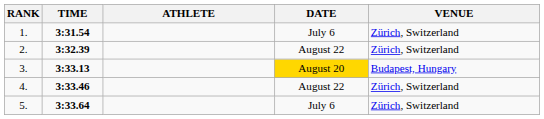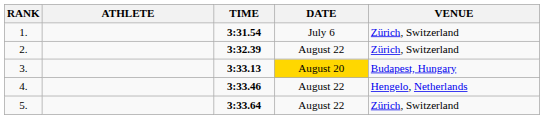columns swapped: (189, 14) <-> (73, 14)
(415, 87) Zürich, Switzerland -> (419, 87) Hengelo, Netherlands
(321, 105) July 6 -> (321, 105) August 22
